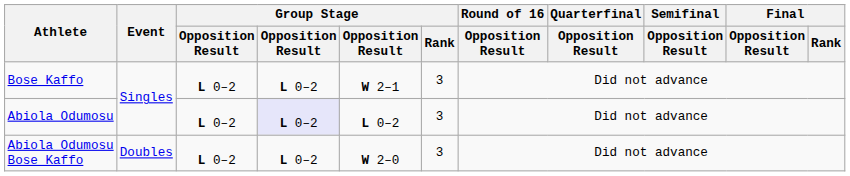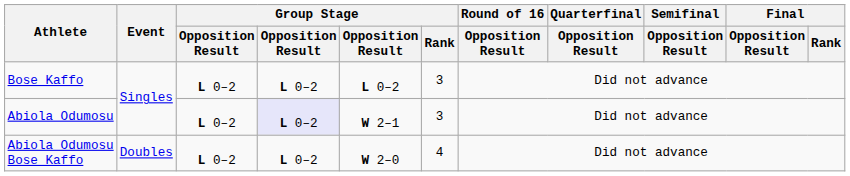(381, 88) W 2–1 -> (381, 88) L 0–2
(381, 124) L 0–2 -> (381, 124) W 2–1
(440, 153) 3 -> (440, 153) 4
